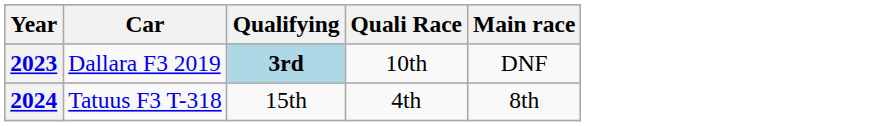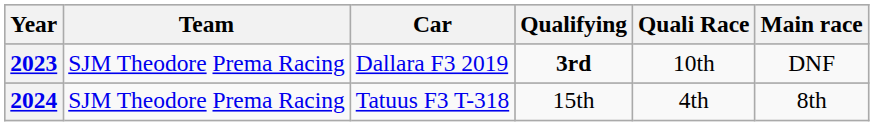+ column: (206, 24)
(286, 62) lightblue background -> (574, 62) no background
